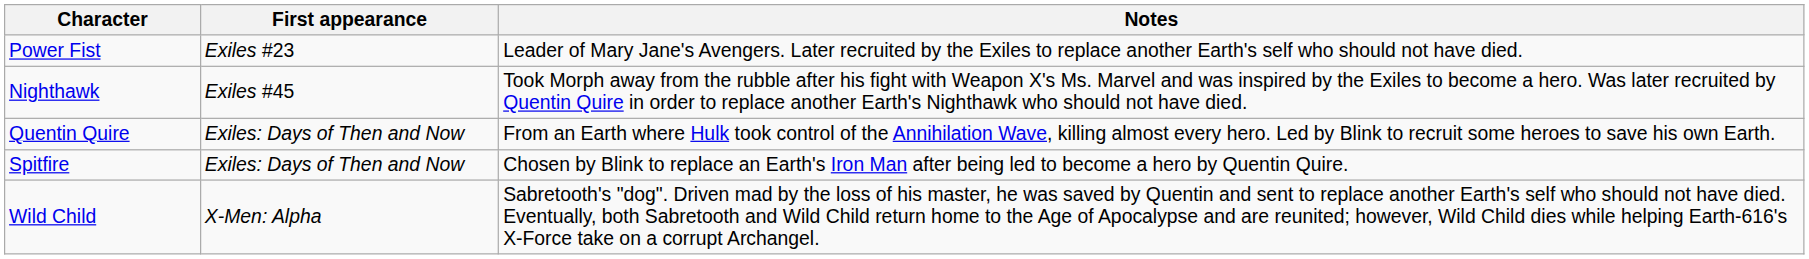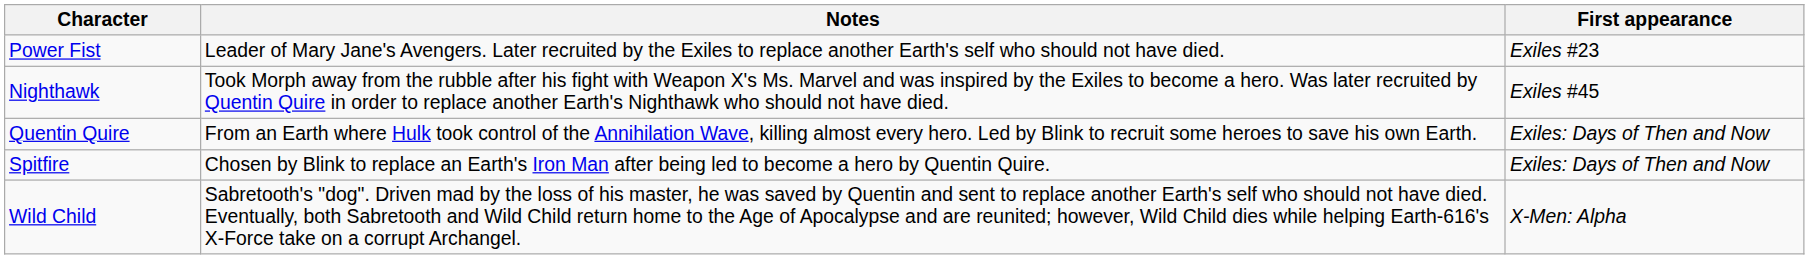columns swapped: (350, 19) <-> (1151, 19)
